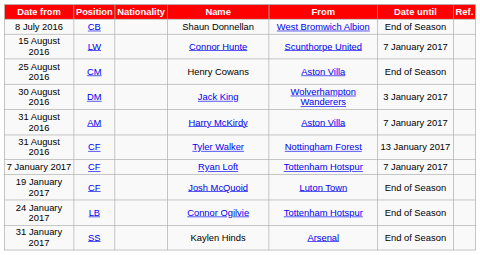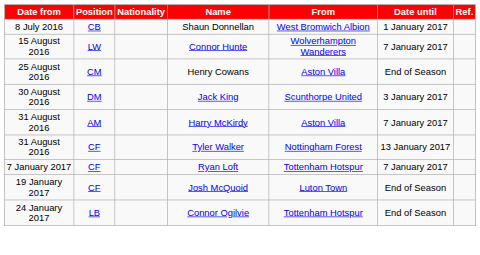(415, 27) End of Season -> (415, 27) 1 January 2017
(323, 47) Scunthorpe United -> (323, 47) Wolverhampton Wanderers
(323, 97) Wolverhampton Wanderers -> (323, 97) Scunthorpe United
- row: (218, 238)
